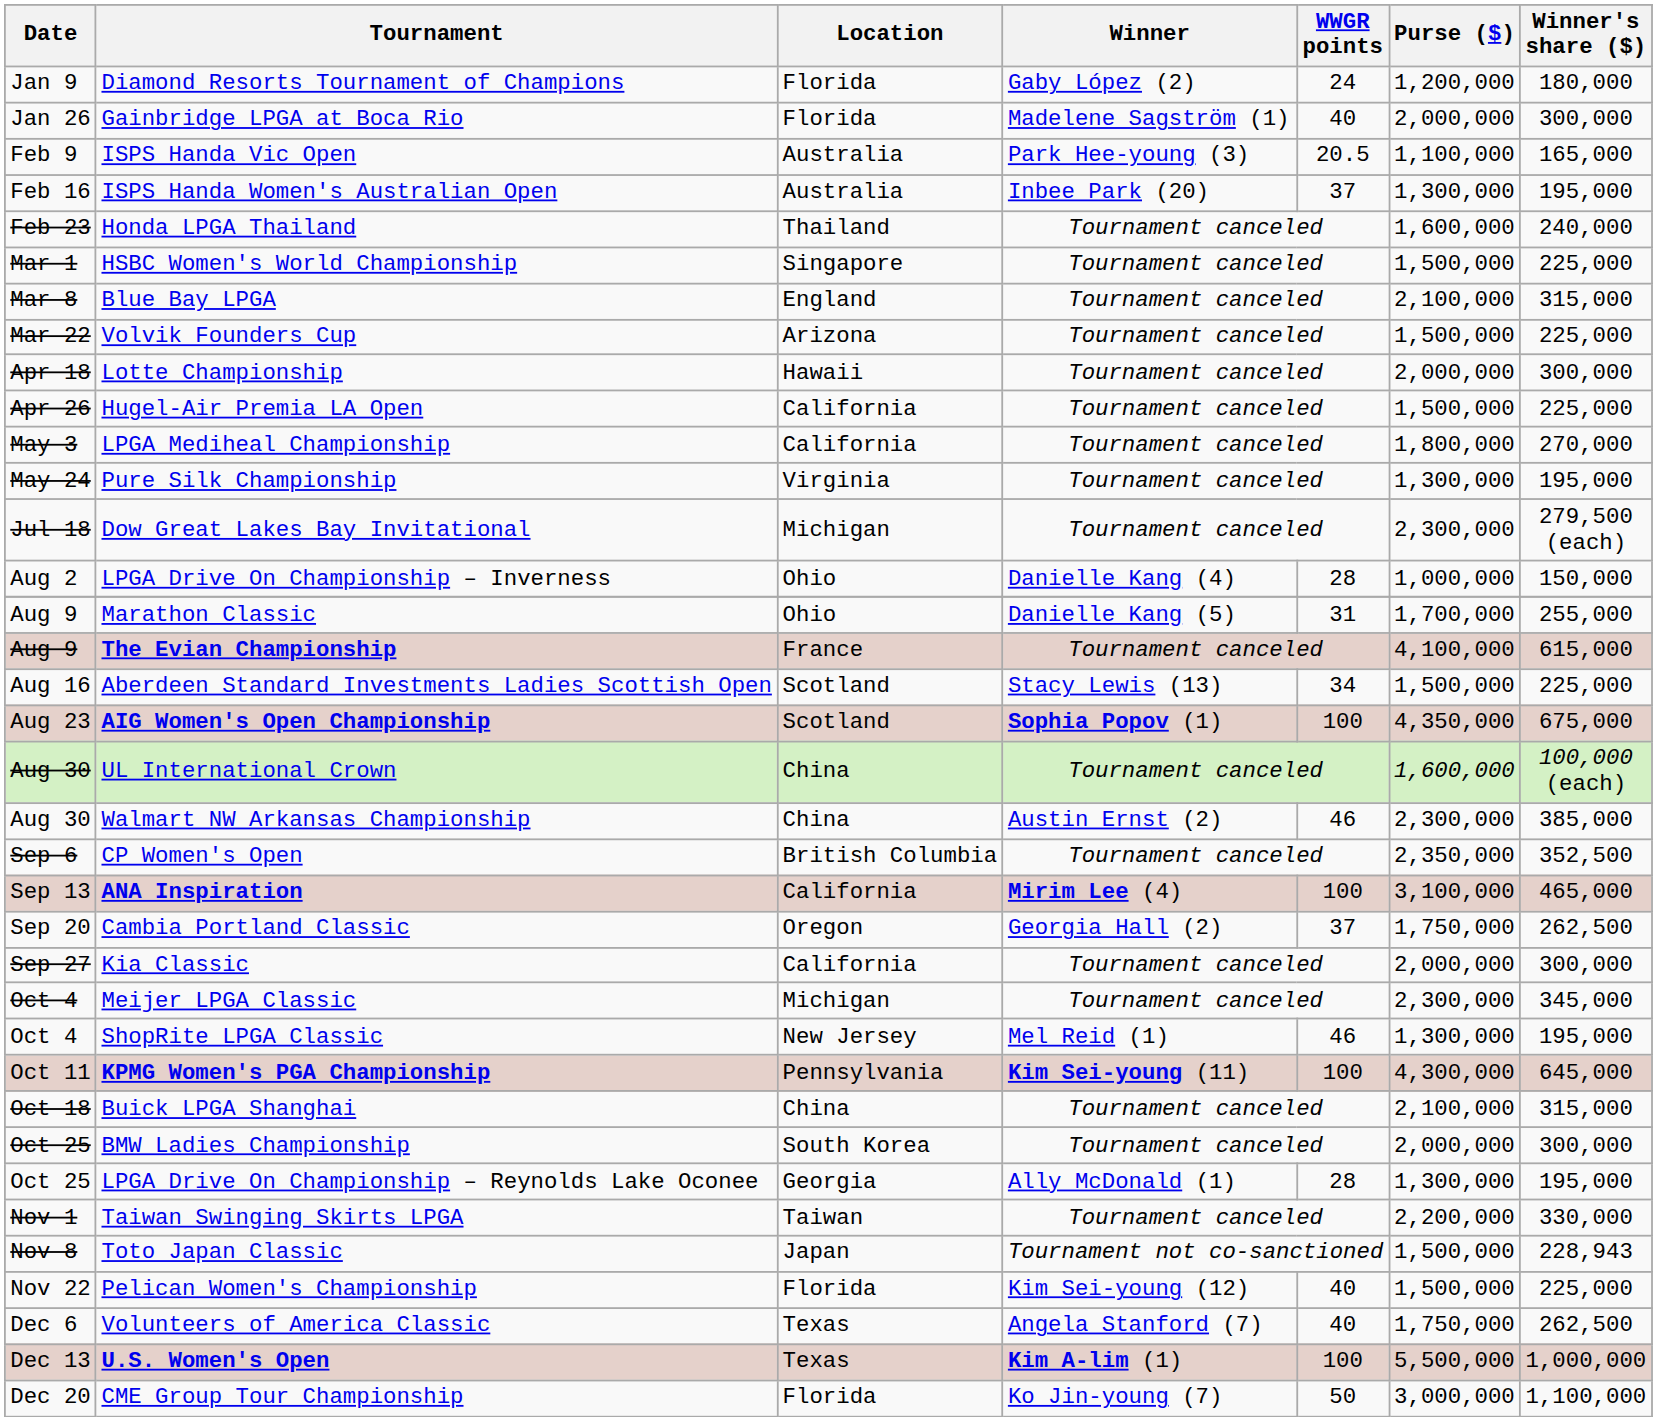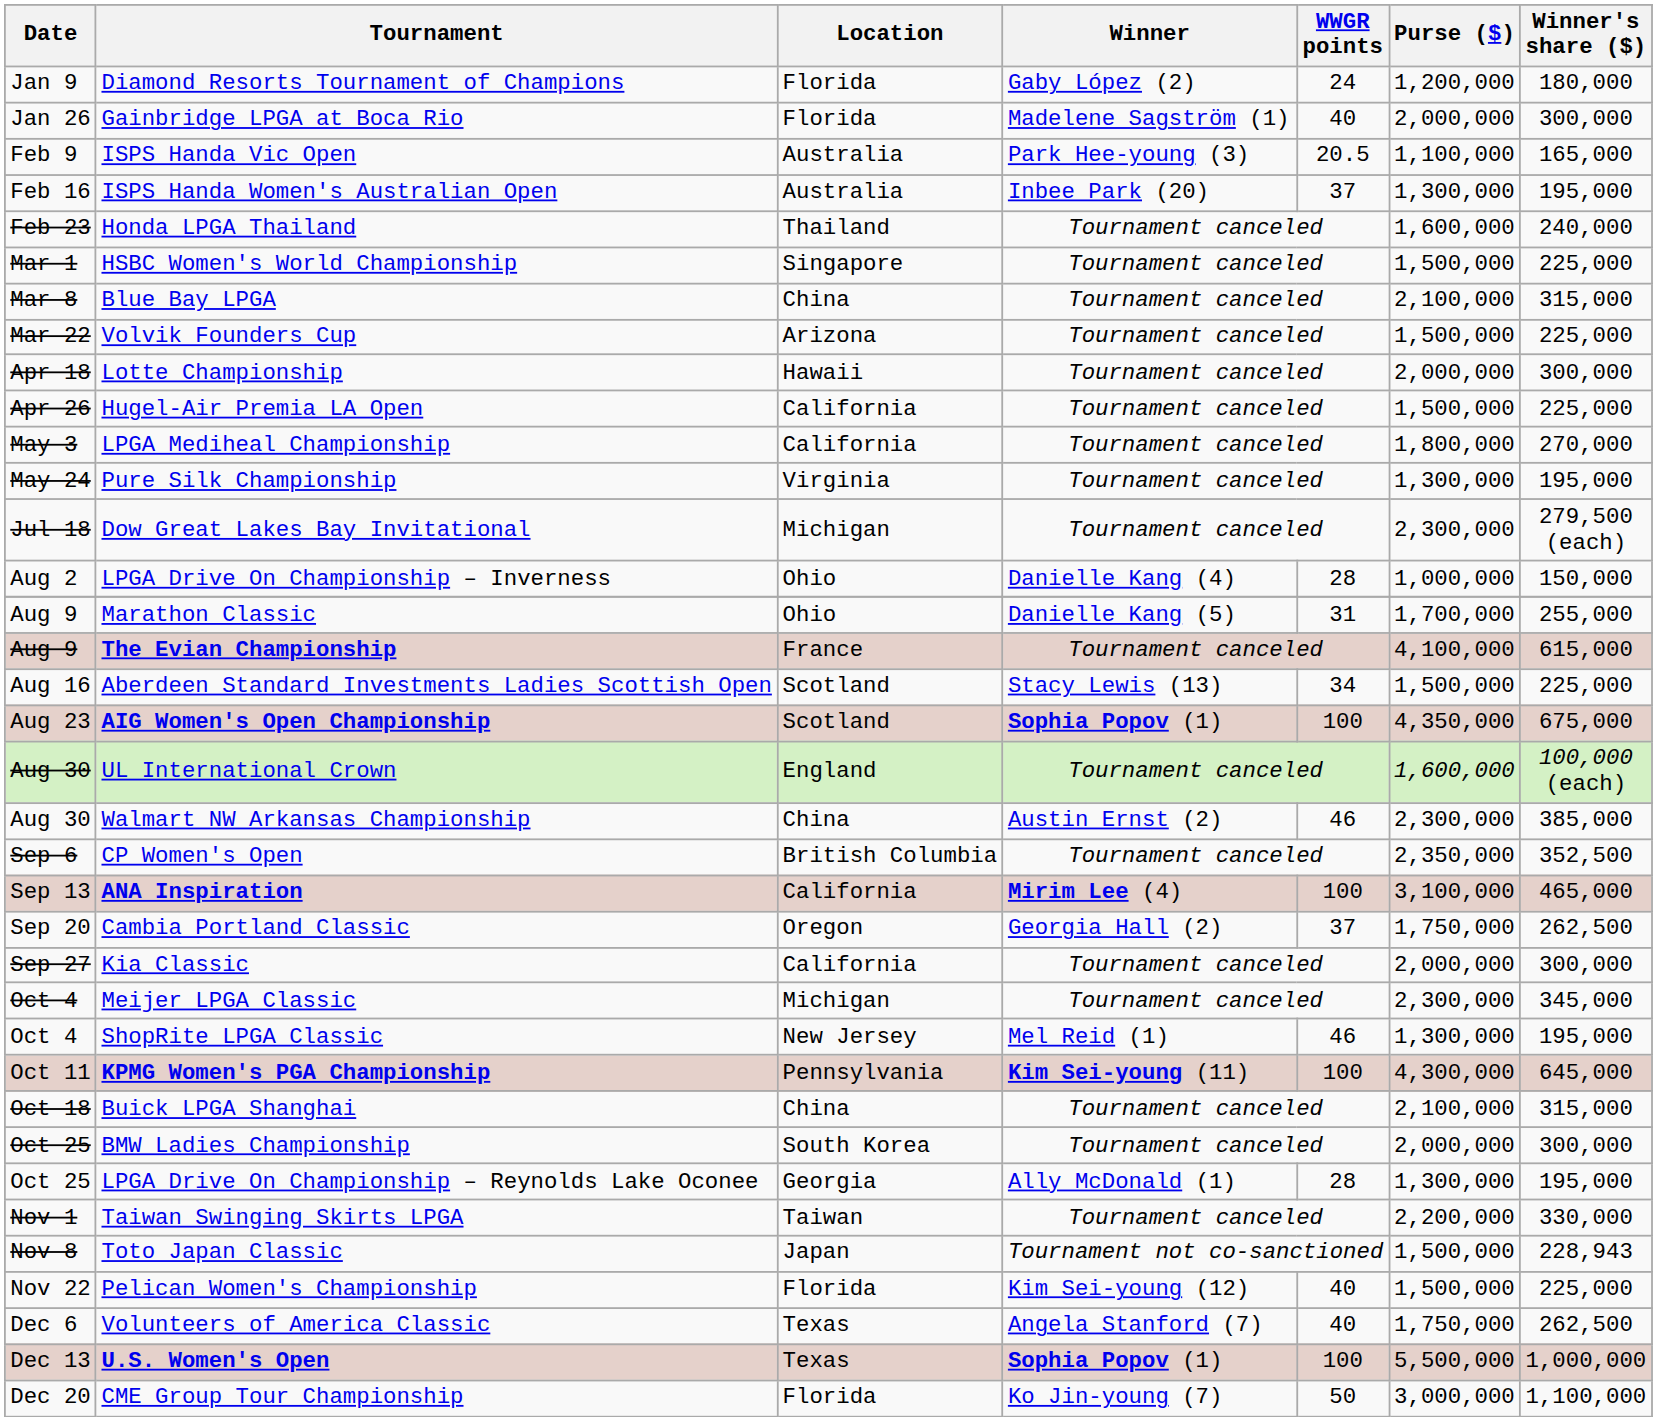(830, 301) England -> (816, 301) China
(816, 772) China -> (830, 772) England
(1095, 1362) Kim A-lim (1) -> (1115, 1362) Sophia Popov (1)
